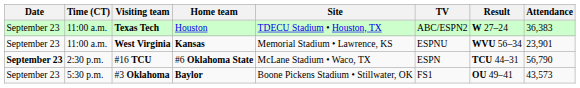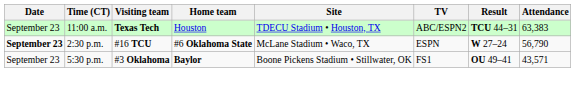(490, 28) W 27–24 -> (494, 28) TCU 44–31
(539, 28) 36,383 -> (535, 28) 63,383
- row: (143, 44)
(495, 59) TCU 44–31 -> (489, 44) W 27–24
(539, 75) 43,573 -> (535, 59) 43,571
